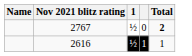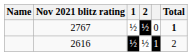+ column: (145, 12)
(162, 28) 2 -> (174, 28) 1
(162, 43) 1 -> (174, 43) 2
